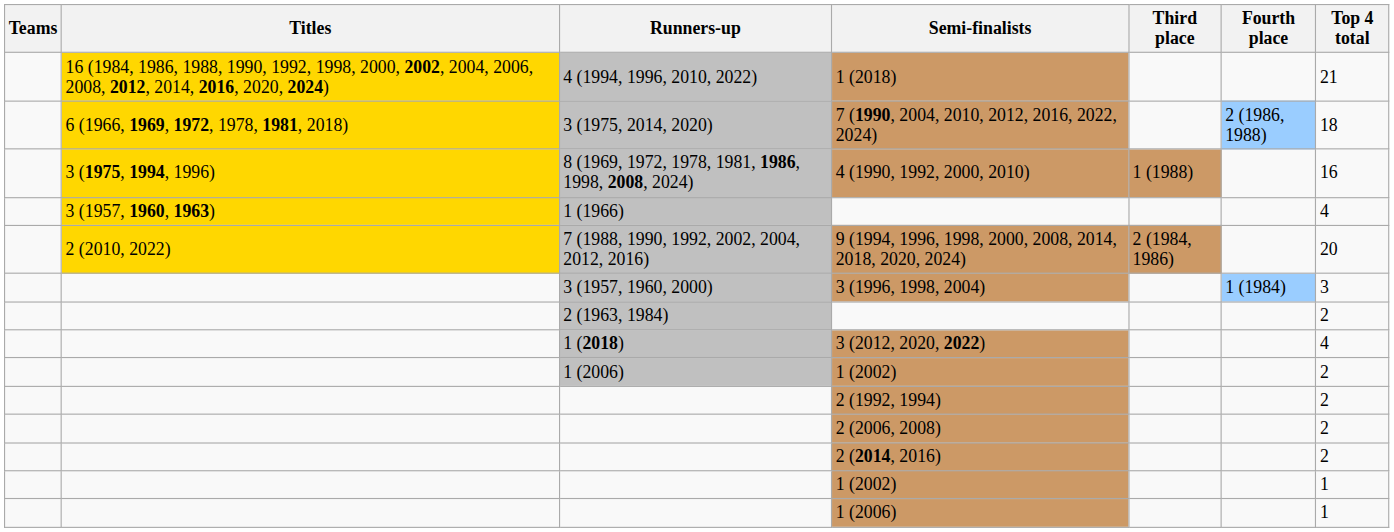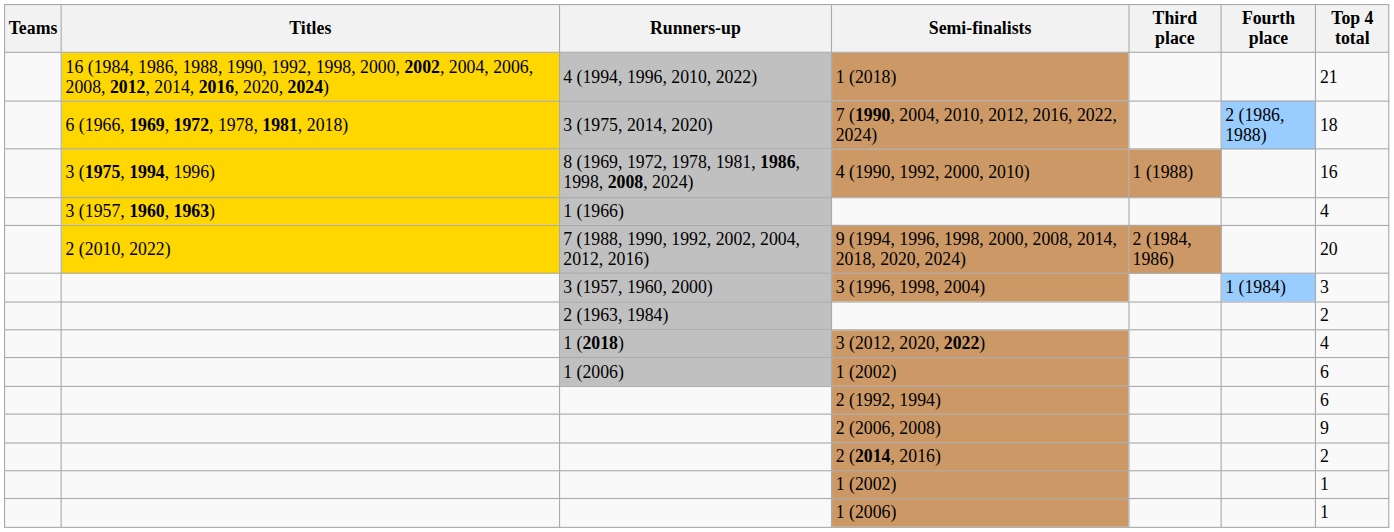(1324, 371) 2 -> (1324, 371) 6
(1324, 400) 2 -> (1324, 400) 6
(1324, 428) 2 -> (1324, 428) 9
